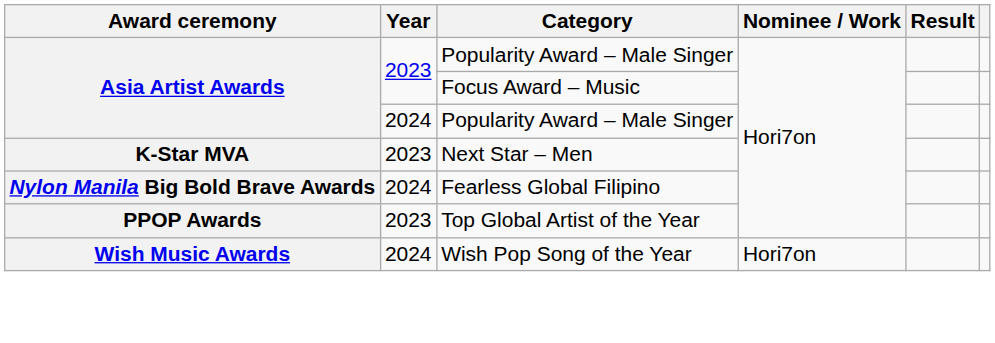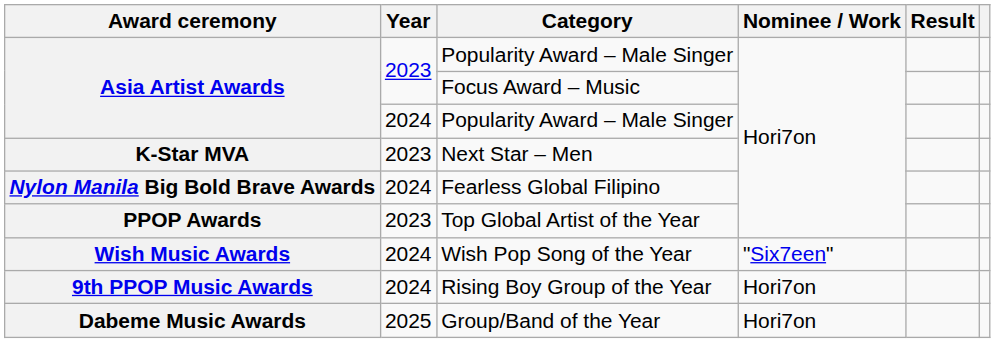(780, 253) Hori7on -> (788, 253) "Six7een"
+ row: (408, 287)
+ row: (408, 320)
